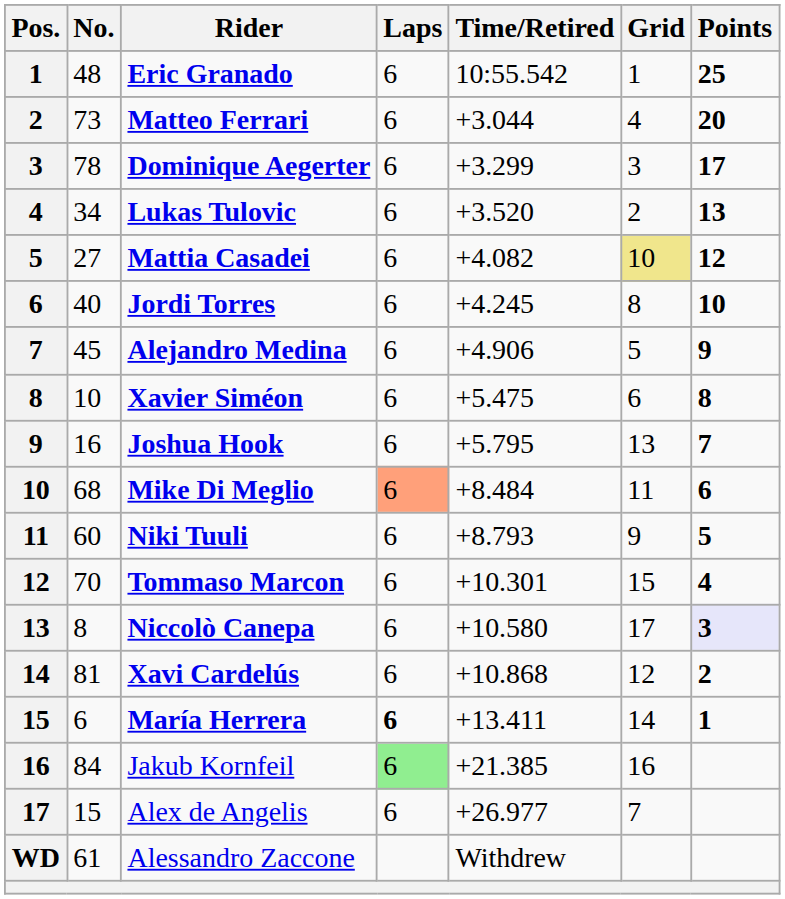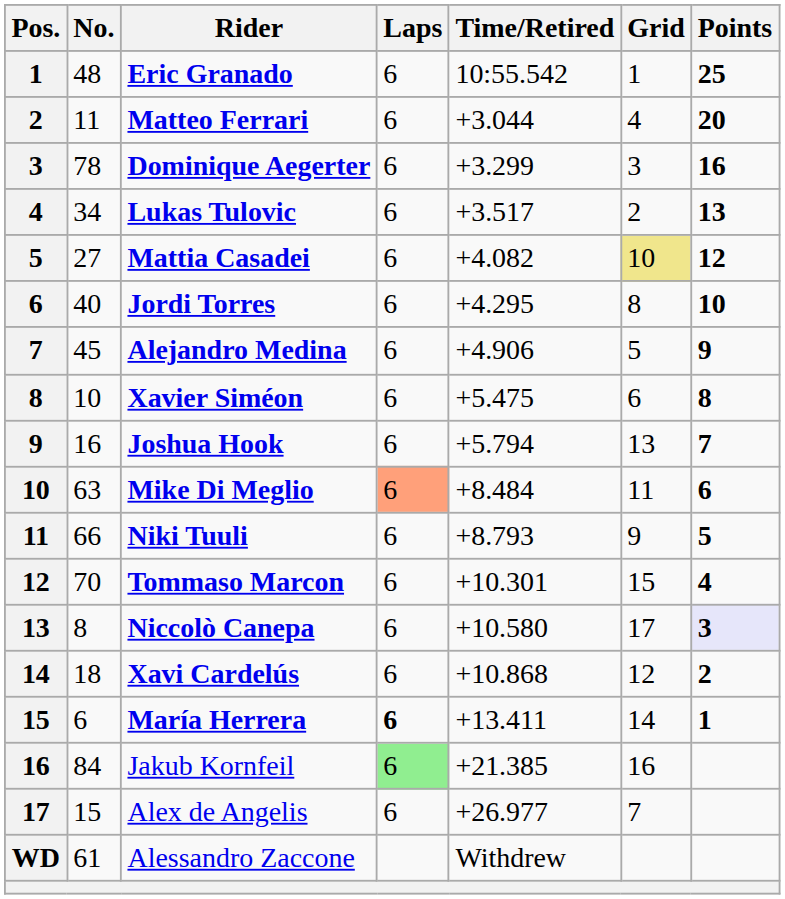(87, 119) 73 -> (87, 119) 11
(712, 166) 17 -> (712, 166) 16
(495, 212) +3.520 -> (495, 212) +3.517
(495, 304) +4.245 -> (495, 304) +4.295
(495, 442) +5.795 -> (495, 442) +5.794
(87, 488) 68 -> (87, 488) 63
(87, 535) 60 -> (87, 535) 66
(87, 673) 81 -> (87, 673) 18
